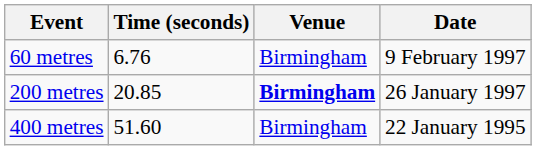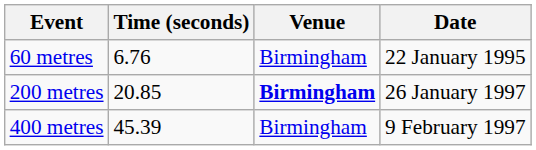(455, 57) 9 February 1997 -> (455, 57) 22 January 1995
(137, 127) 51.60 -> (137, 127) 45.39
(455, 127) 22 January 1995 -> (455, 127) 9 February 1997
